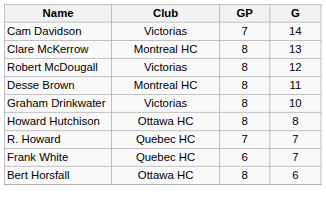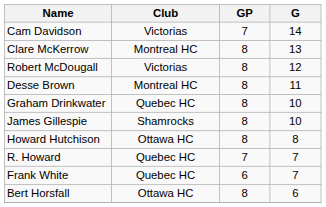(166, 103) Victorias -> (166, 103) Quebec HC
+ row: (47, 121)
